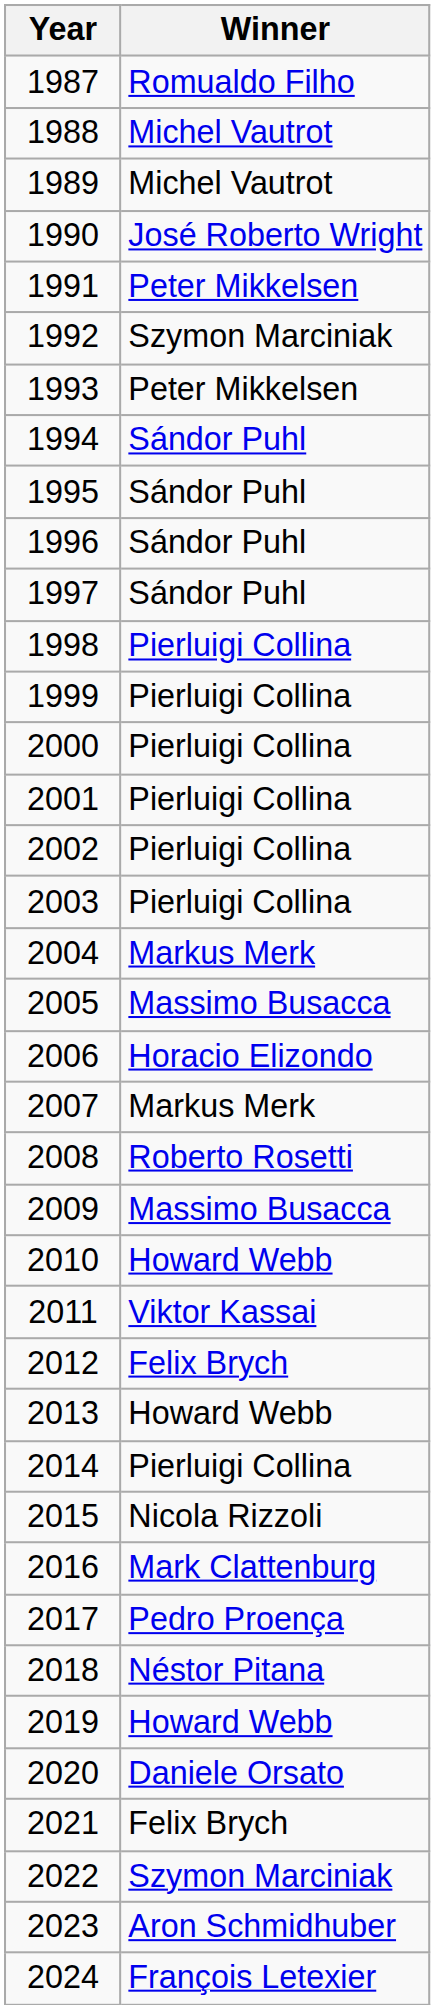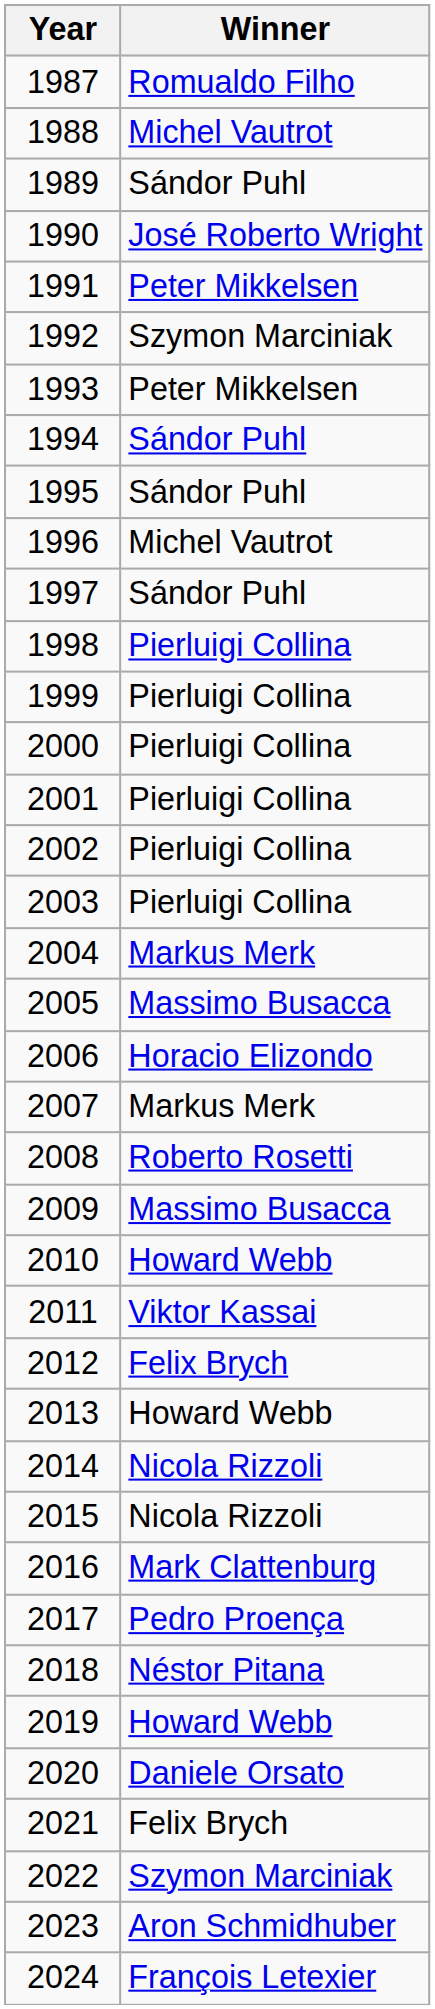(230, 183) Michel Vautrot -> (217, 183) Sándor Puhl
(217, 542) Sándor Puhl -> (230, 542) Michel Vautrot
(240, 1465) Pierluigi Collina -> (225, 1465) Nicola Rizzoli
